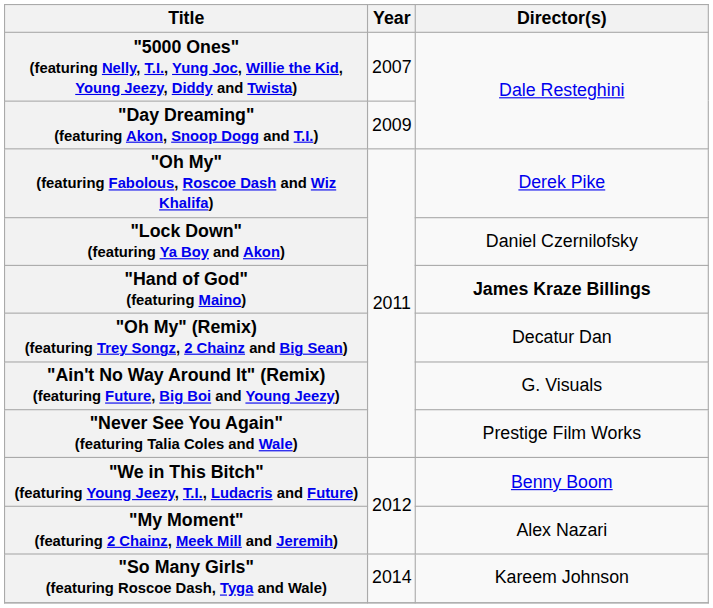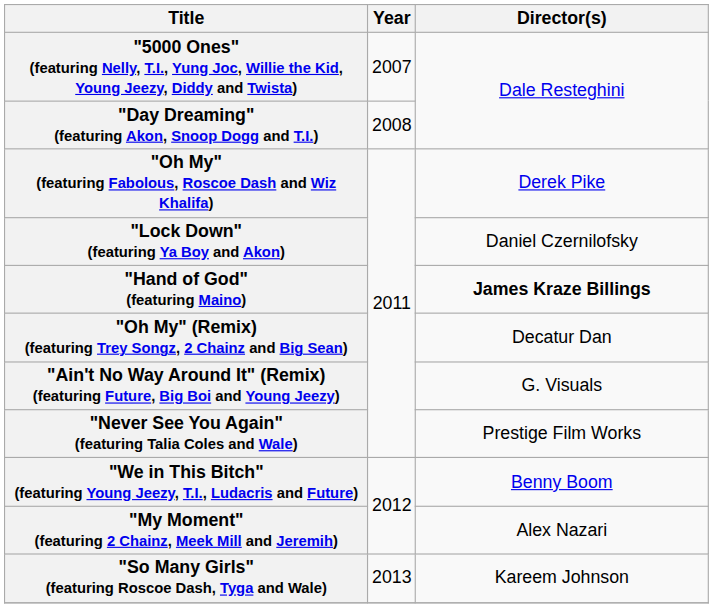(392, 124) 2009 -> (392, 124) 2008
(392, 578) 2014 -> (392, 578) 2013
